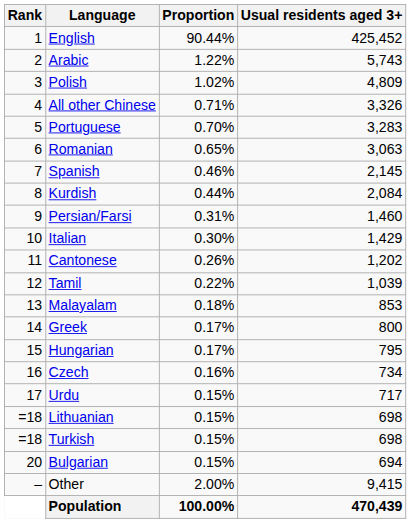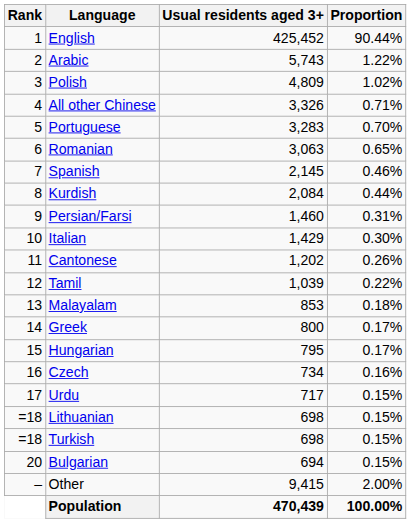columns swapped: (322, 15) <-> (198, 15)
